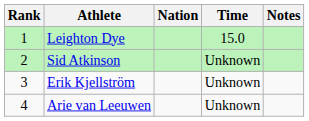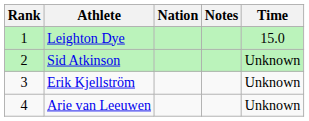columns swapped: (232, 15) <-> (284, 15)
